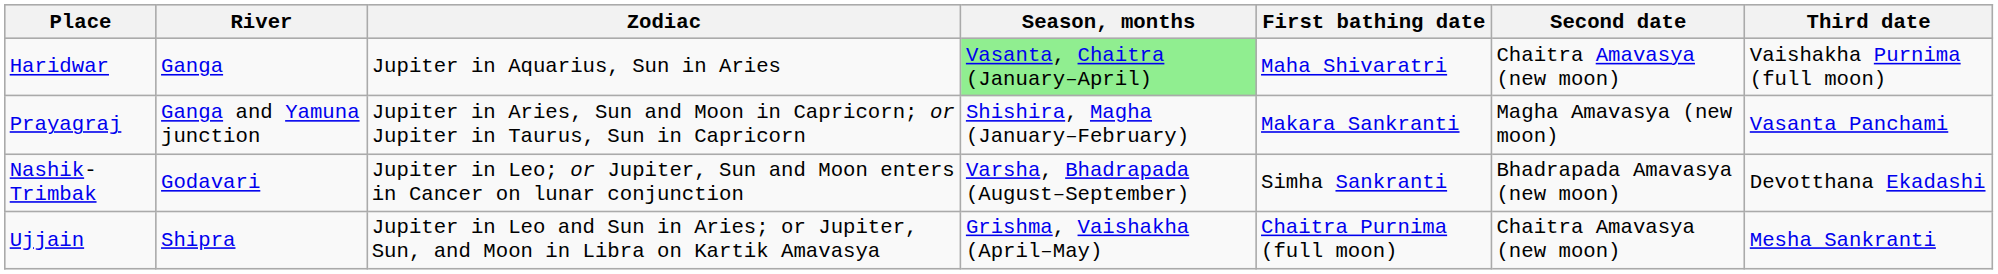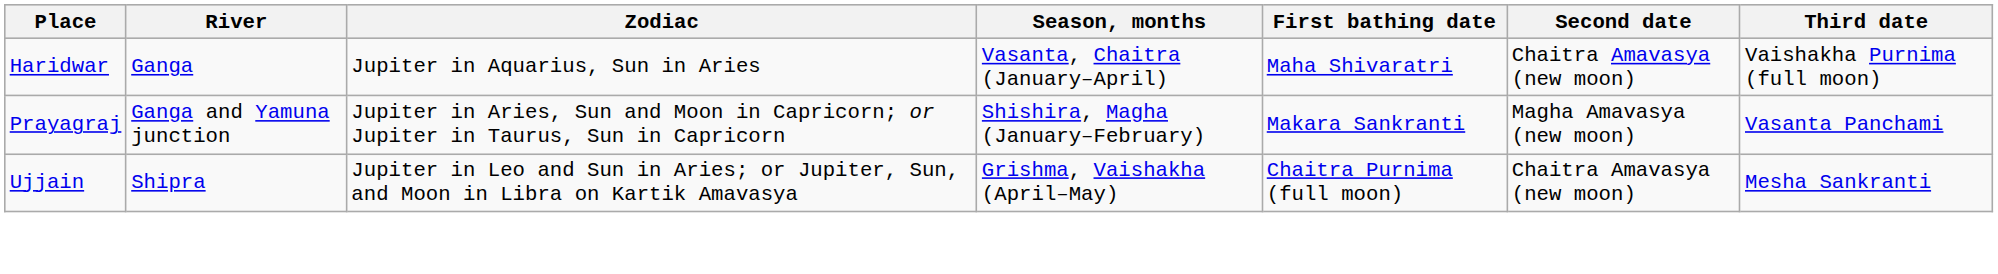(1065, 67) lightgreen background -> (1081, 67) no background
- row: (53, 182)
